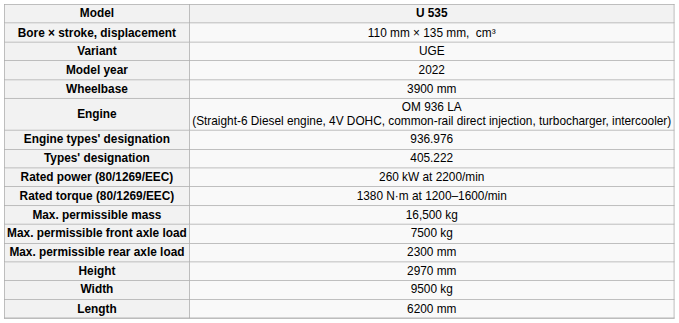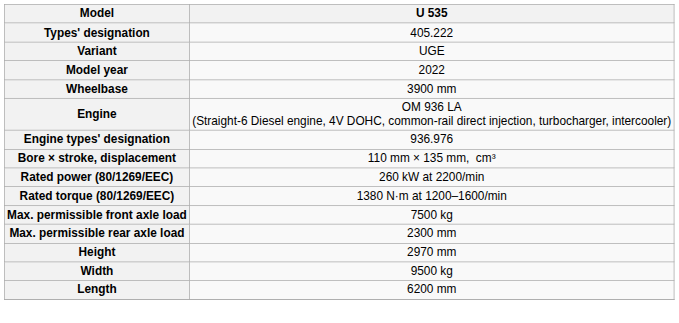rows swapped: (97, 158) <-> (97, 32)
- row: (97, 214)
